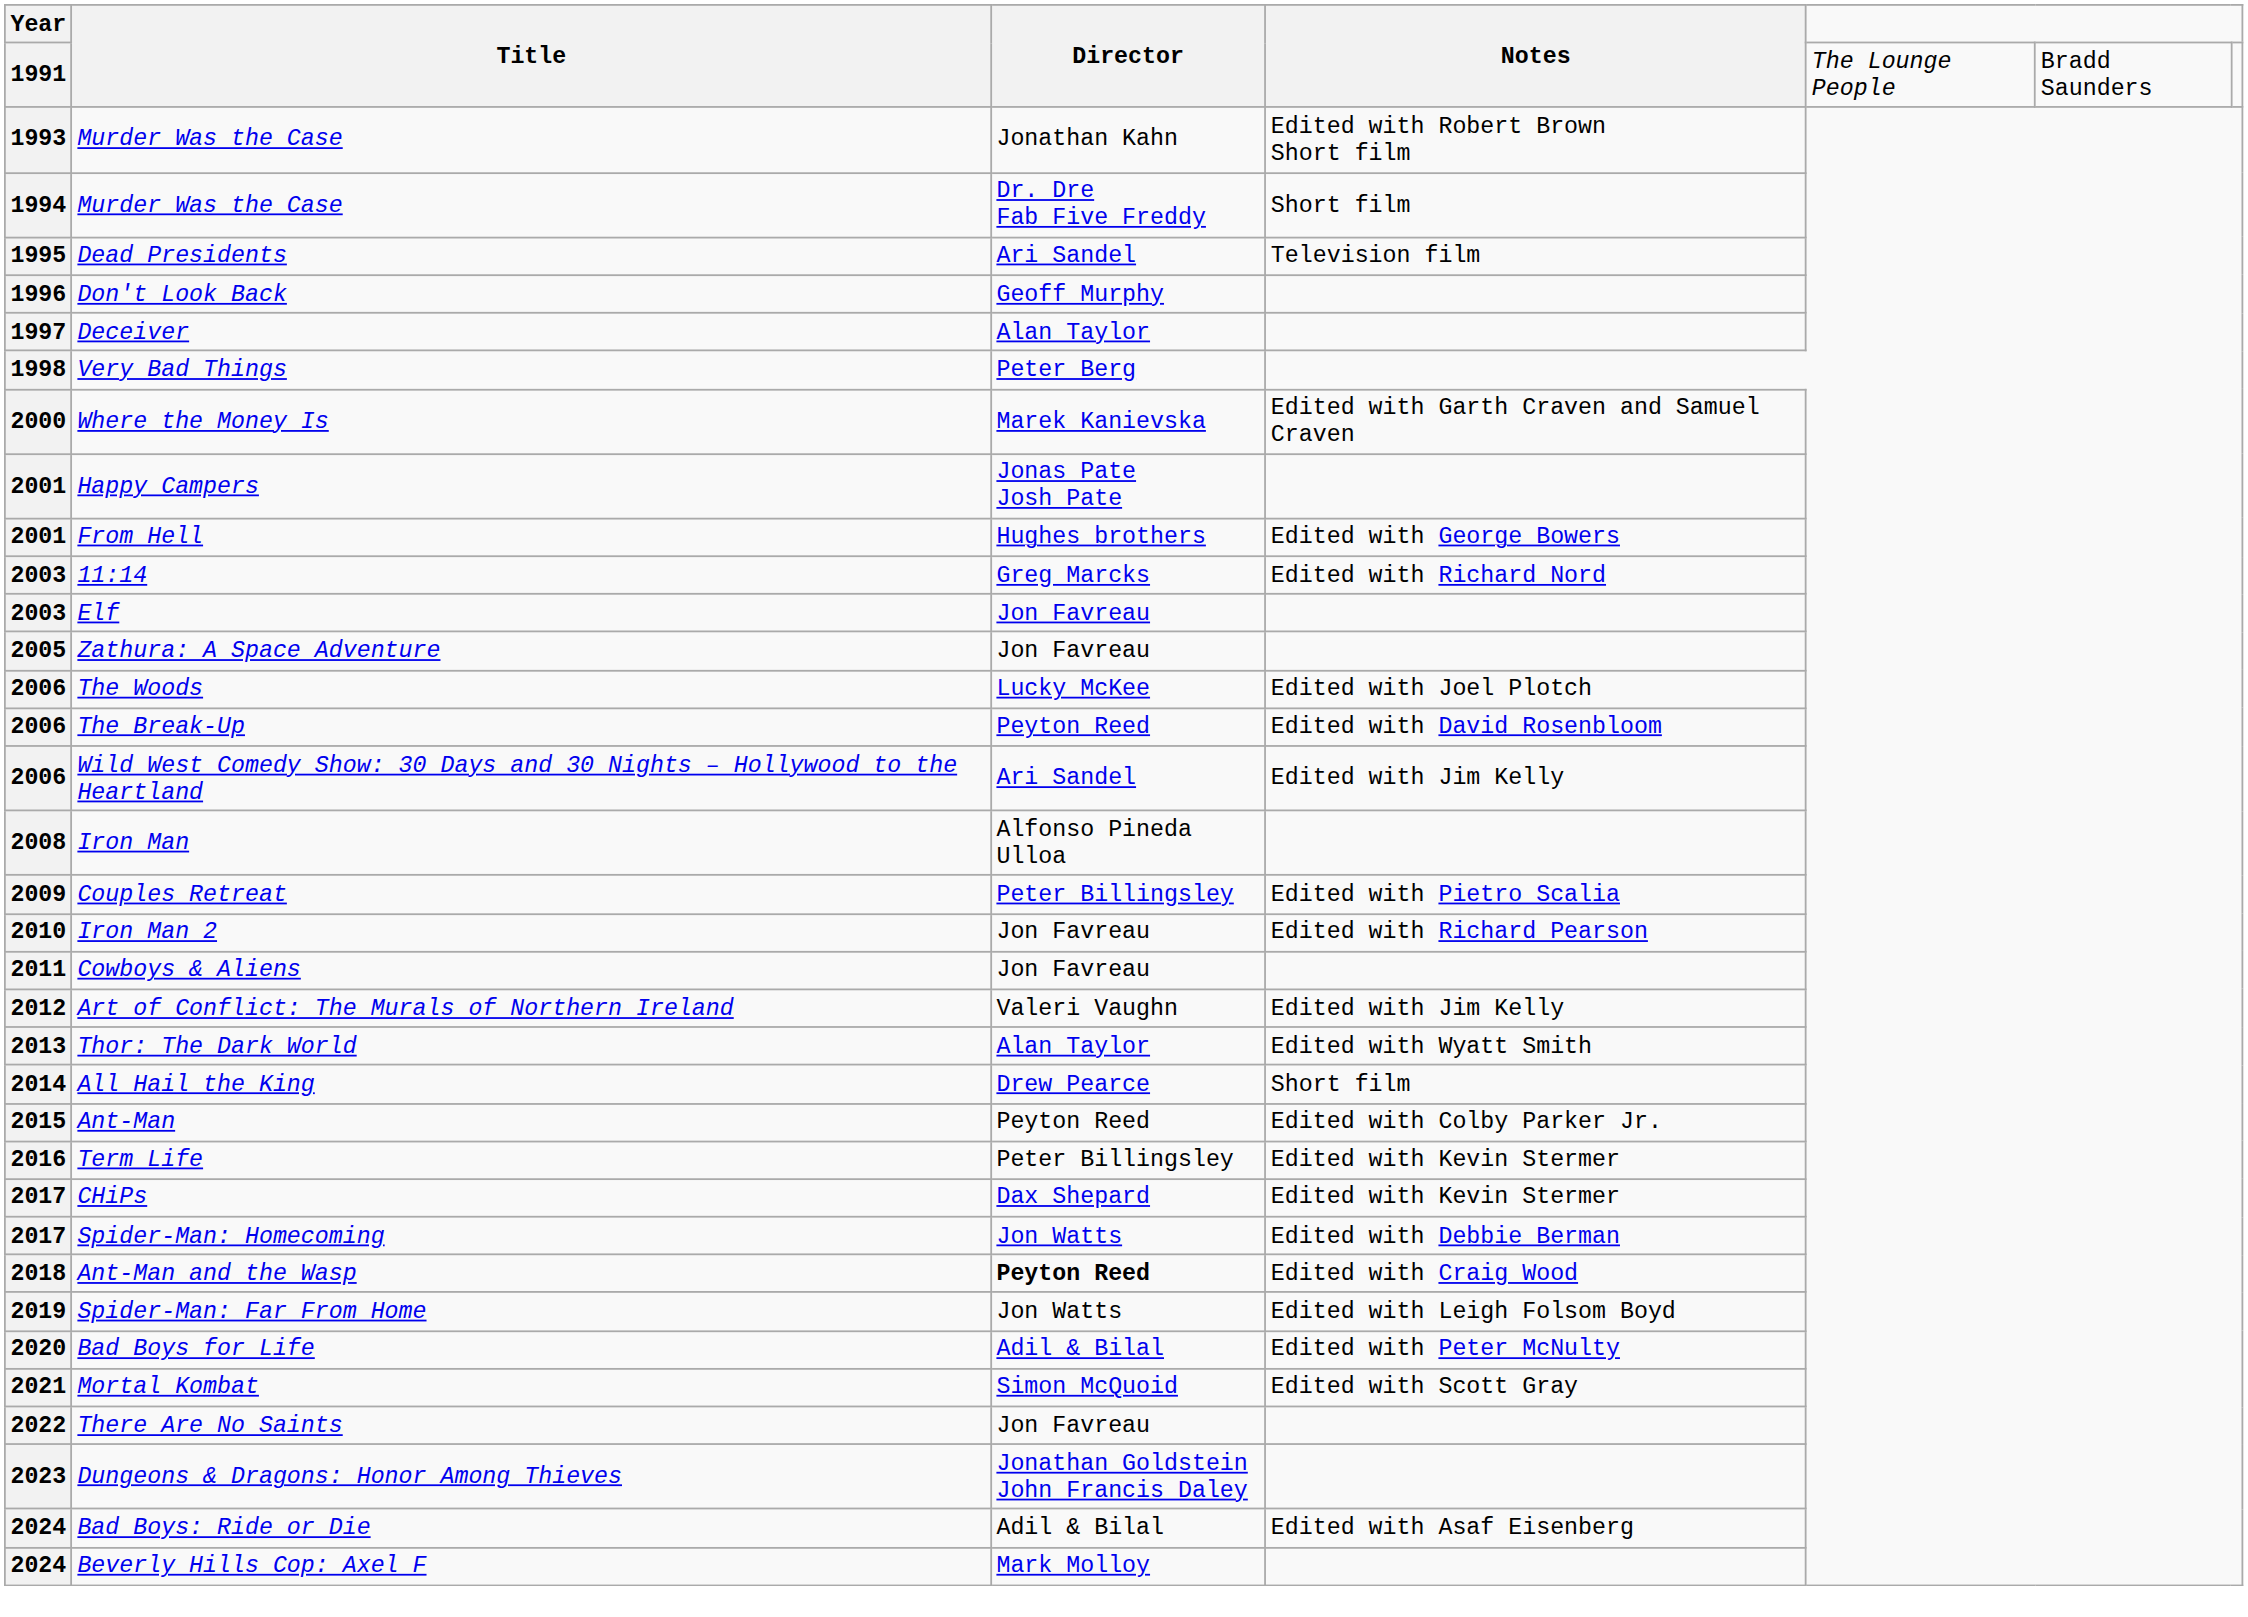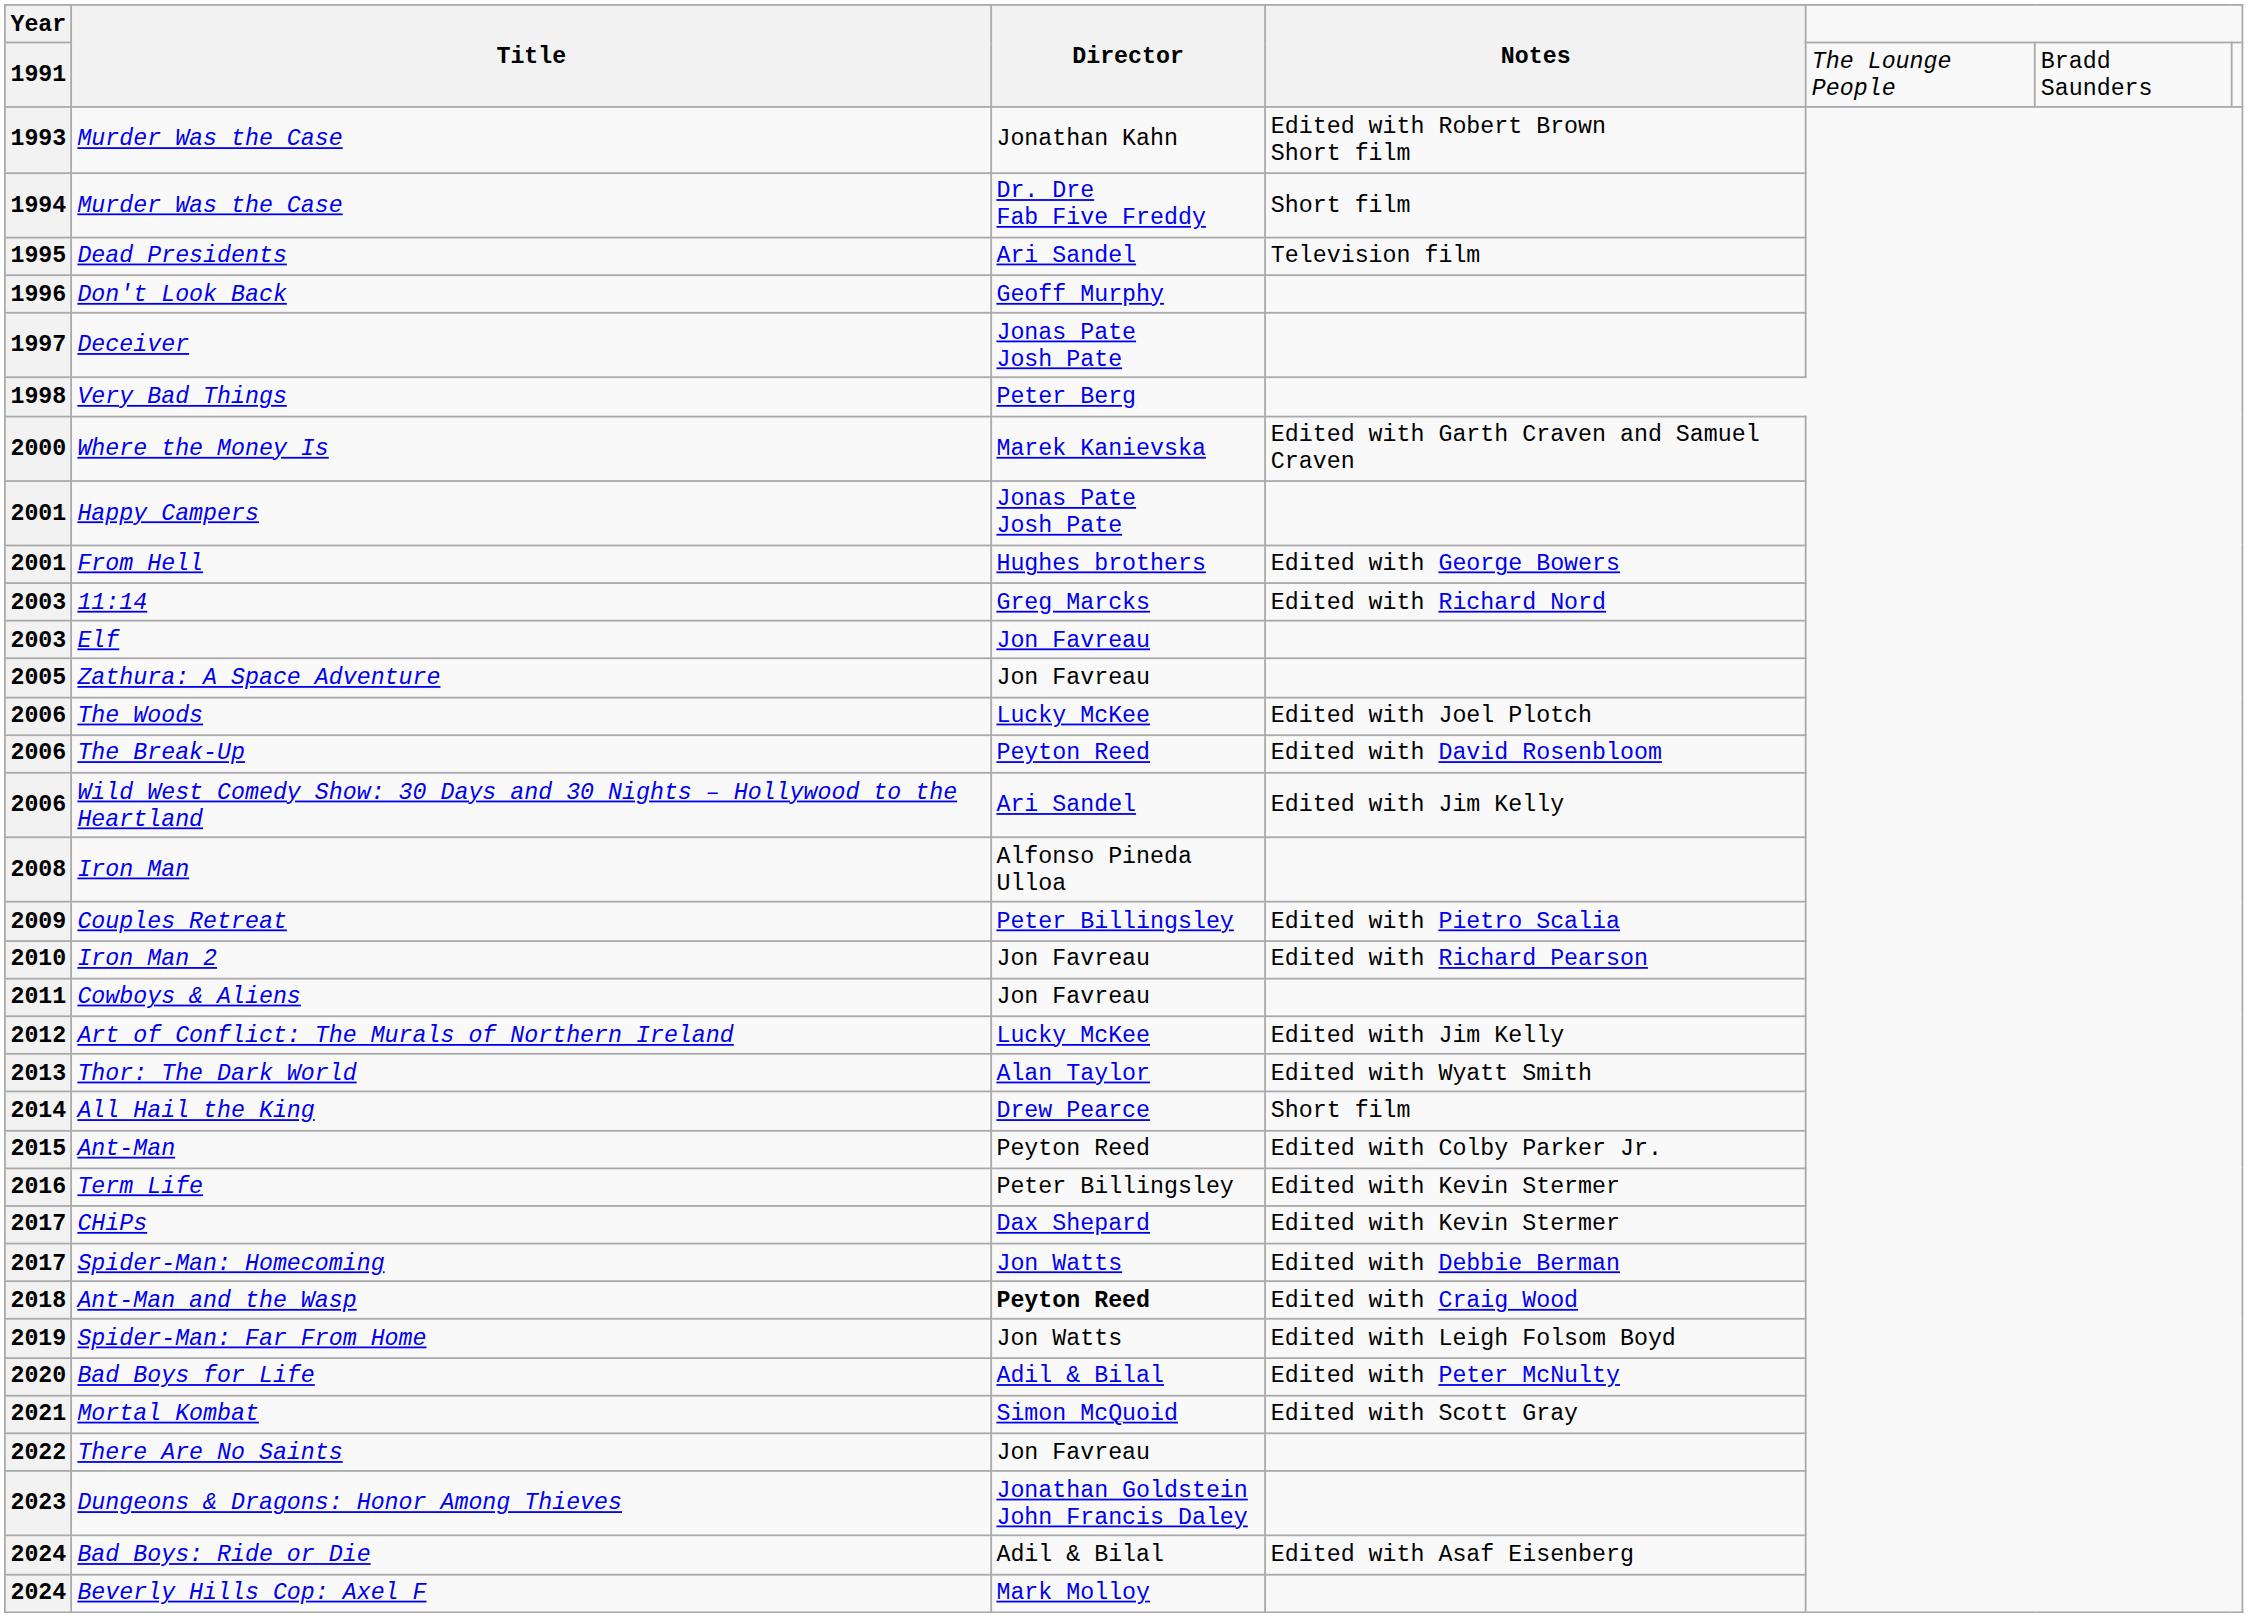(1073, 332) Alan Taylor -> (1066, 345) Jonas Pate Josh Pate
(1087, 1008) Valeri Vaughn -> (1073, 1035) Lucky McKee
